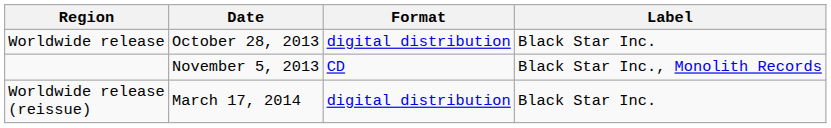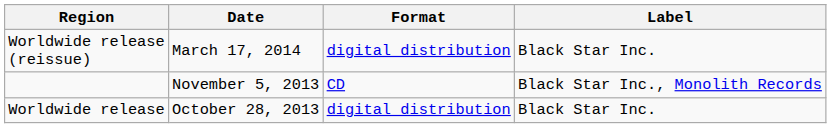rows swapped: (86, 42) <-> (86, 101)
